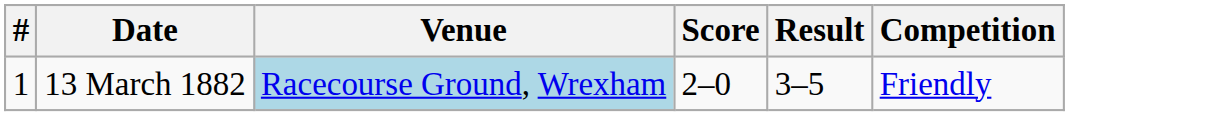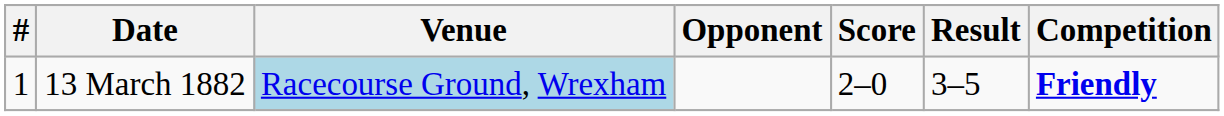+ column: (752, 30)
(936, 82) normal -> (1096, 82) bold
